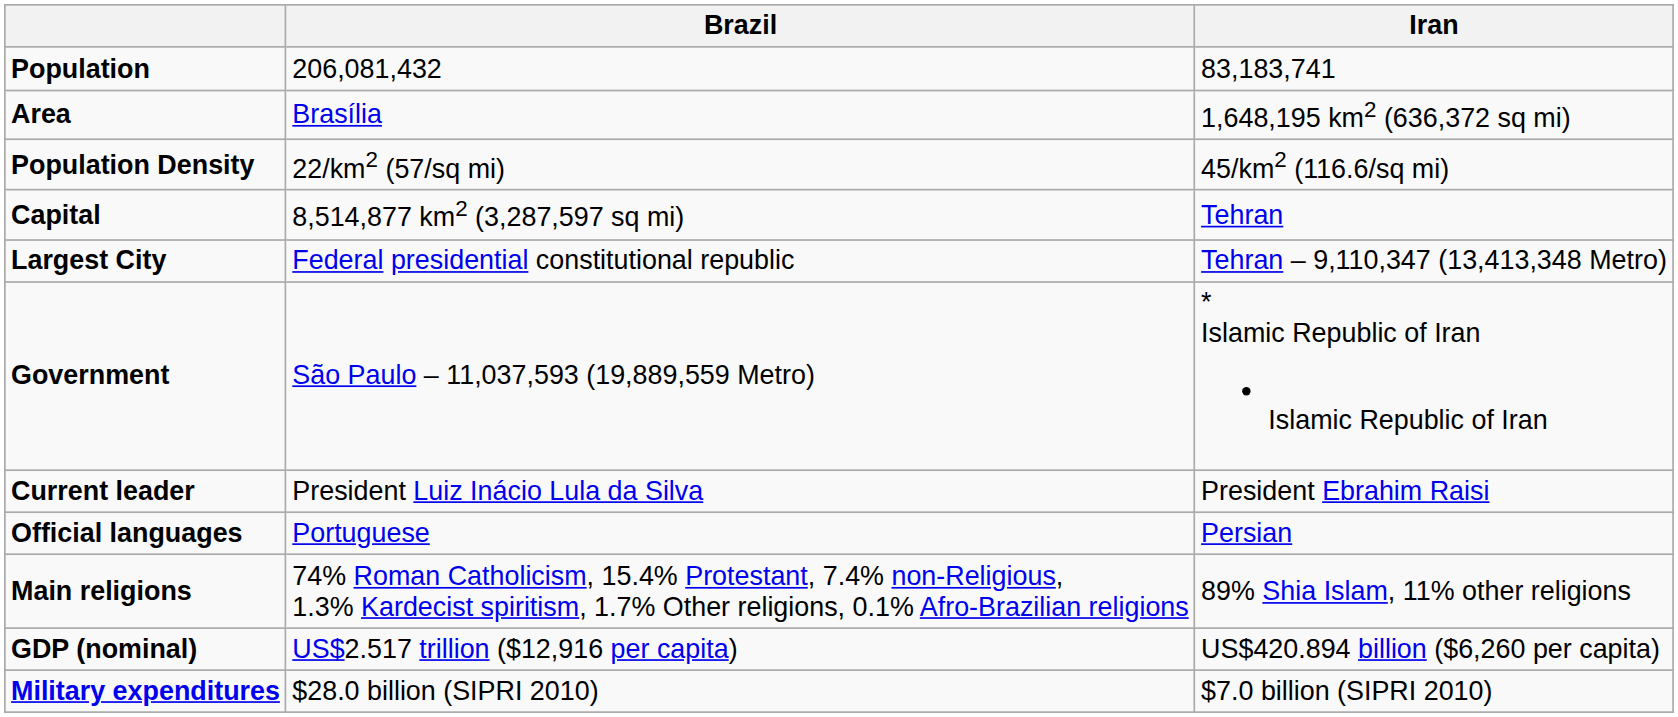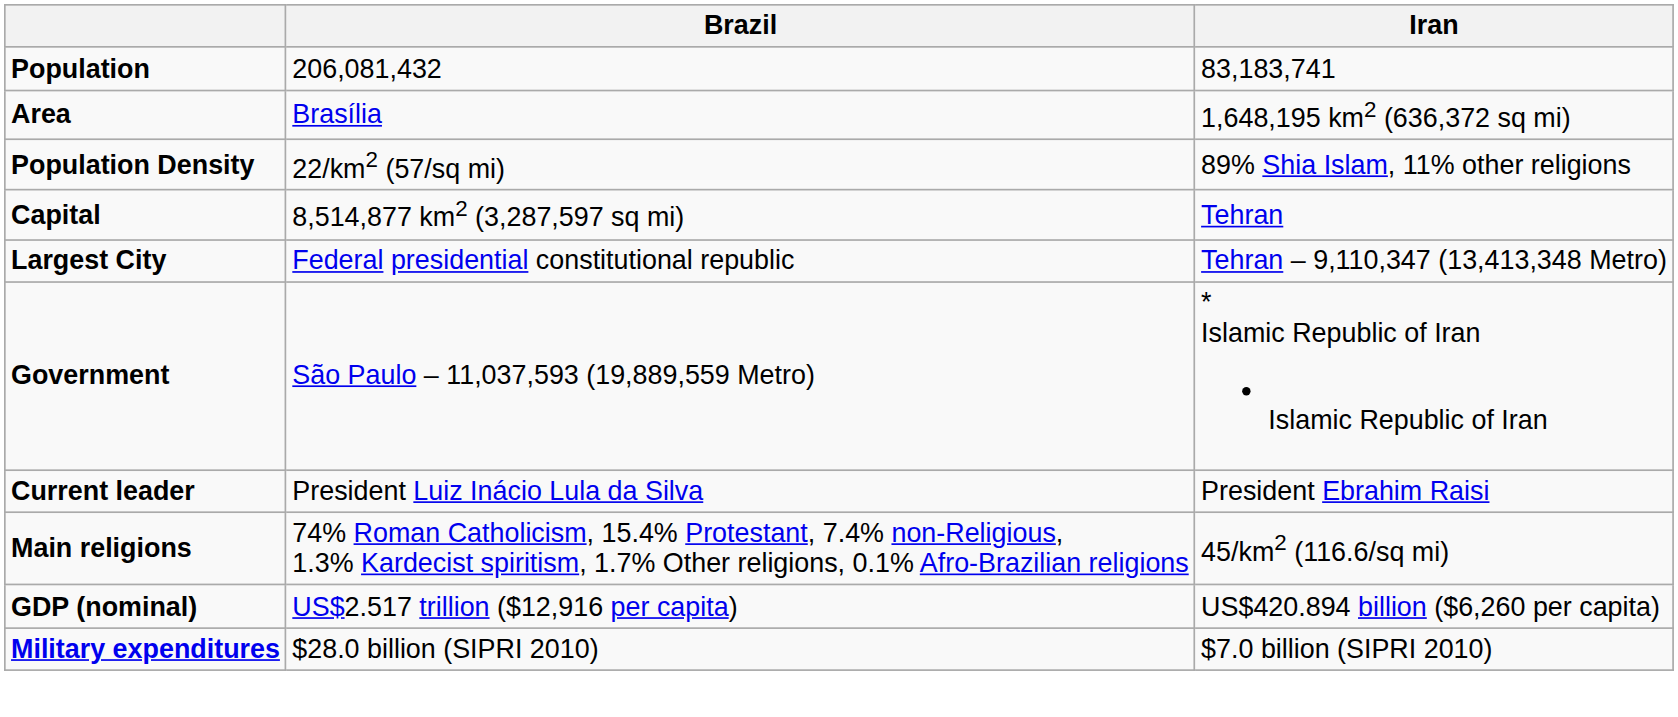(1325, 164) 45/km2 (116.6/sq mi) -> (1416, 164) 89% Shia Islam, 11% other religions
- row: (127, 533)
(1416, 590) 89% Shia Islam, 11% other religions -> (1325, 548) 45/km2 (116.6/sq mi)
